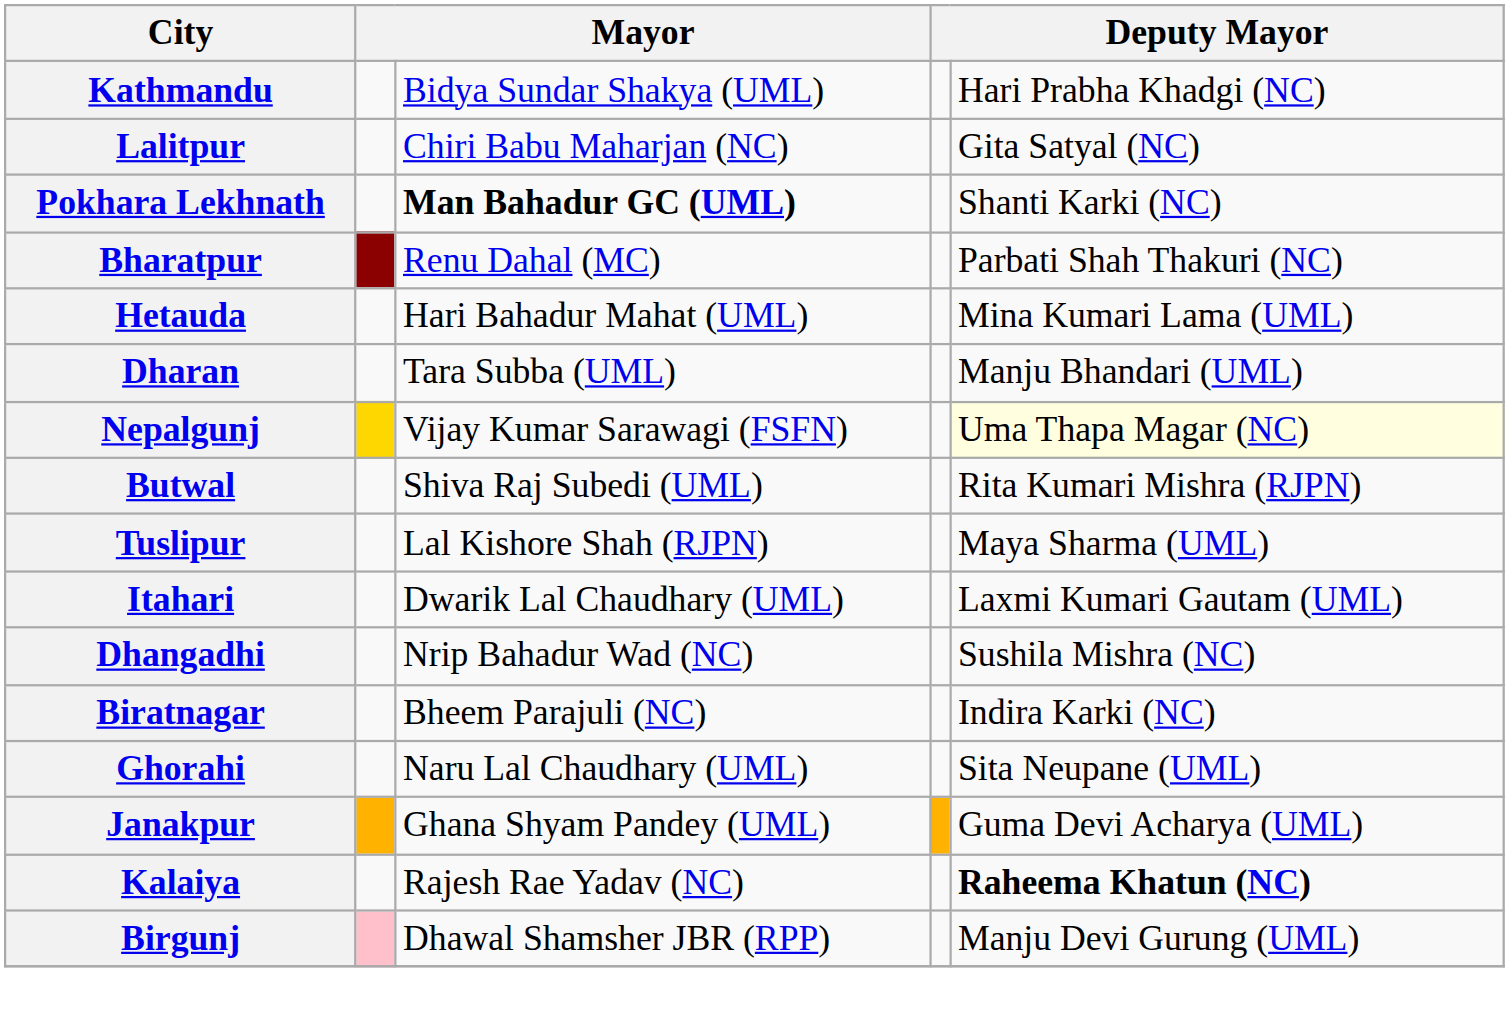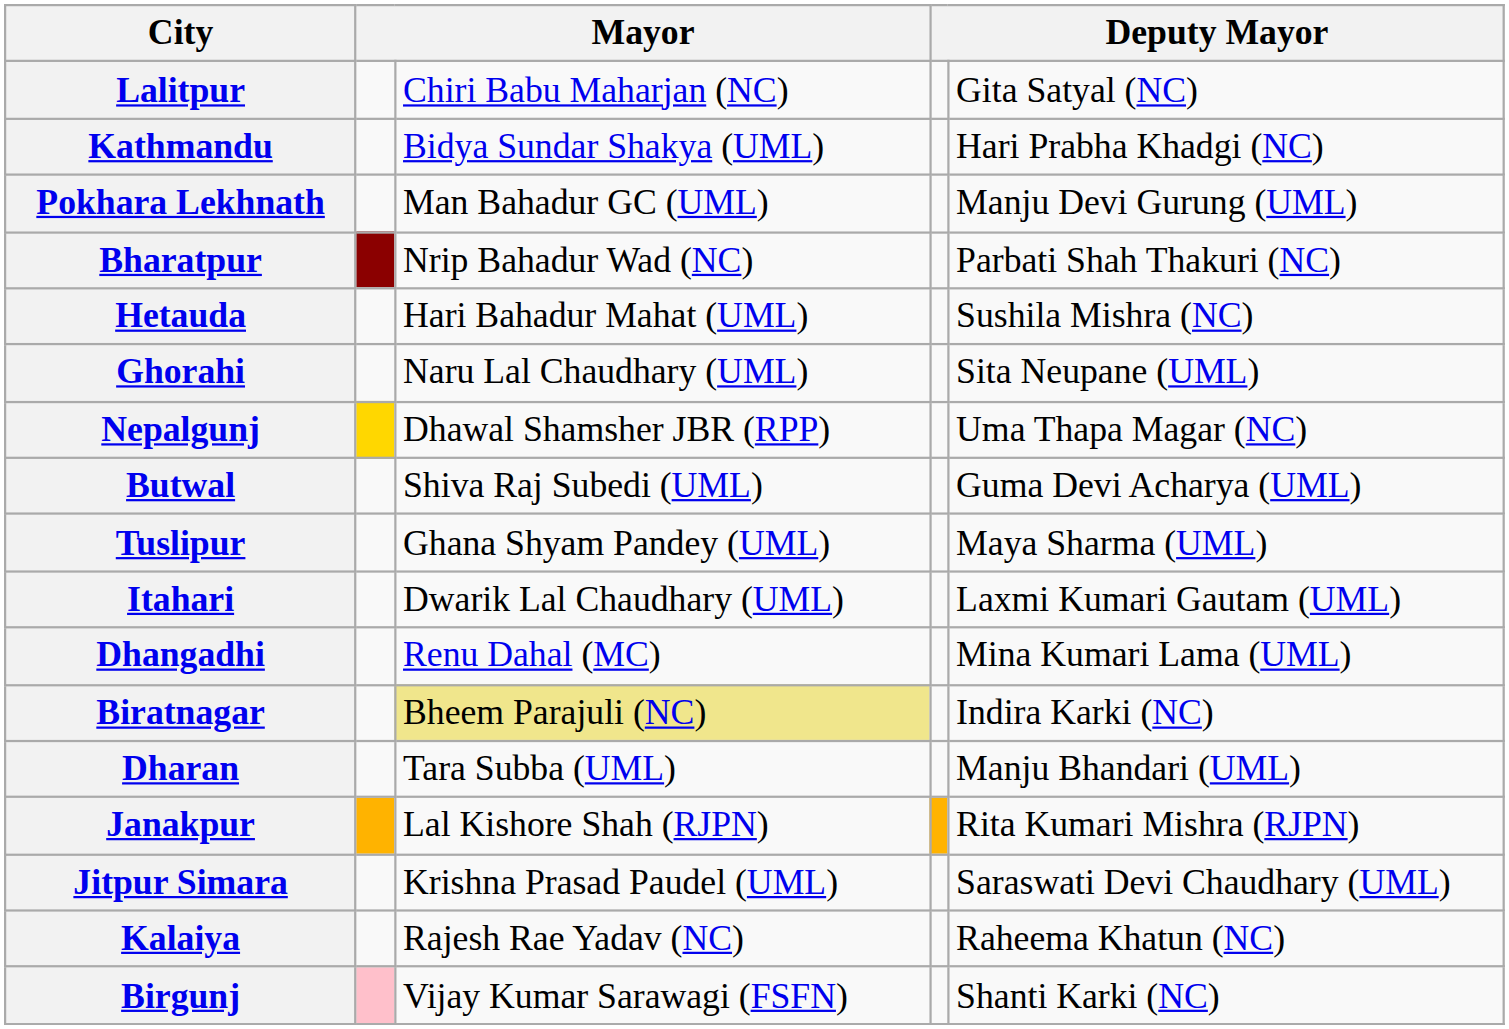rows swapped: (181, 89) <-> (181, 145)
(599, 202) bold -> (586, 202) normal
(1090, 202) Shanti Karki (NC) -> (1157, 202) Manju Devi Gurung (UML)
(532, 259) Renu Dahal (MC) -> (578, 259) Nrip Bahadur Wad (NC)
(1156, 315) Mina Kumari Lama (UML) -> (1105, 315) Sushila Mishra (NC)
rows swapped: (181, 768) <-> (181, 372)
(625, 428) Vijay Kumar Sarawagi (FSFN) -> (617, 428) Dhawal Shamsher JBR (RPP)
(1133, 428) lightyellow background -> (1132, 428) no background
(1160, 485) Rita Kumari Mishra (RJPN) -> (1159, 485) Guma Devi Acharya (UML)
(586, 542) Lal Kishore Shah (RJPN) -> (617, 542) Ghana Shyam Pandey (UML)
(578, 655) Nrip Bahadur Wad (NC) -> (532, 655) Renu Dahal (MC)
(1107, 655) Sushila Mishra (NC) -> (1154, 655) Mina Kumari Lama (UML)
(555, 711) no background -> (555, 711) khaki background
(617, 825) Ghana Shyam Pandey (UML) -> (586, 825) Lal Kishore Shah (RJPN)
(1161, 825) Guma Devi Acharya (UML) -> (1158, 825) Rita Kumari Mishra (RJPN)
+ row: (181, 881)
(1134, 881) bold -> (1121, 938) normal
(617, 938) Dhawal Shamsher JBR (RPP) -> (625, 994) Vijay Kumar Sarawagi (FSFN)
(1159, 938) Manju Devi Gurung (UML) -> (1088, 994) Shanti Karki (NC)
